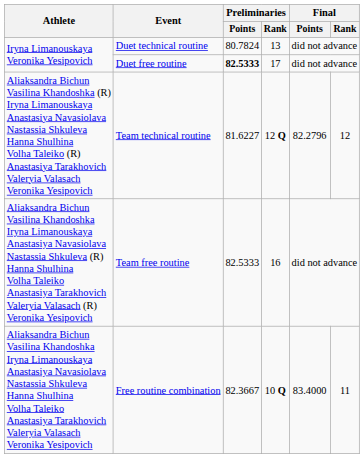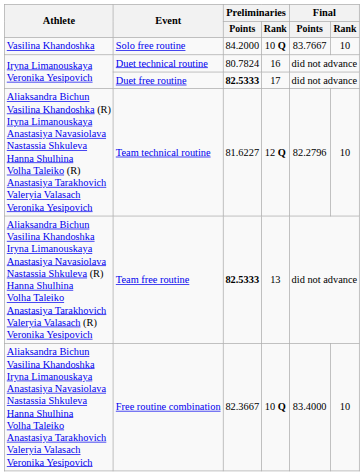+ row: (151, 46)
(275, 46) 13 -> (275, 63) 16
(345, 135) 12 -> (345, 153) 10
(242, 263) normal -> (242, 280) bold
(275, 263) 16 -> (275, 280) 13
(345, 390) 11 -> (345, 407) 10
